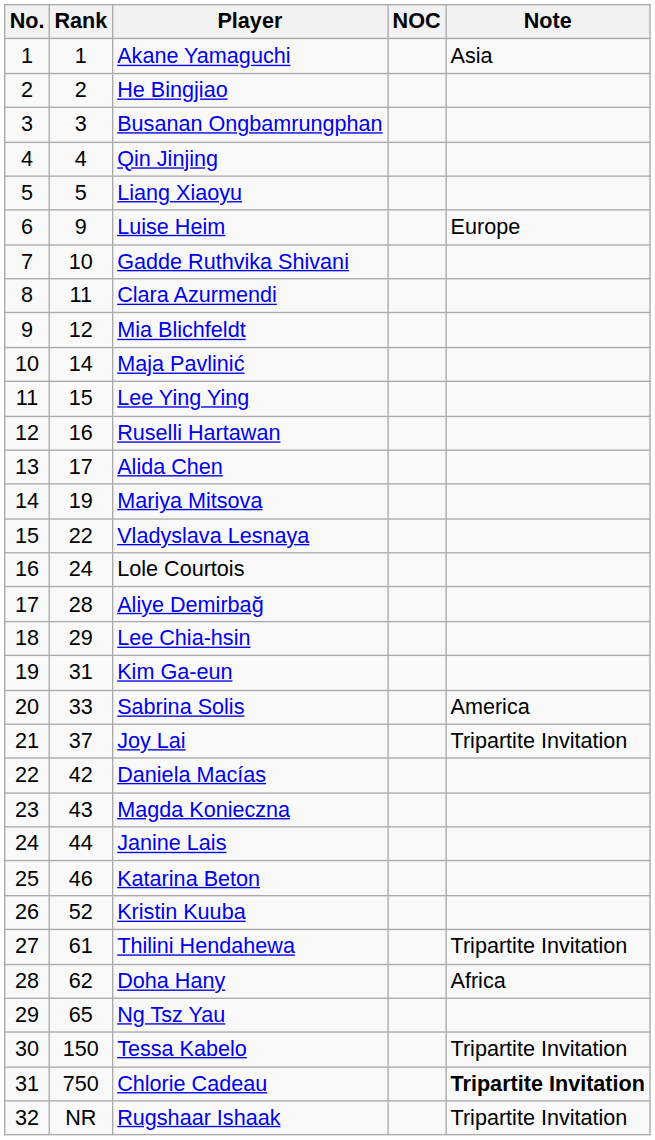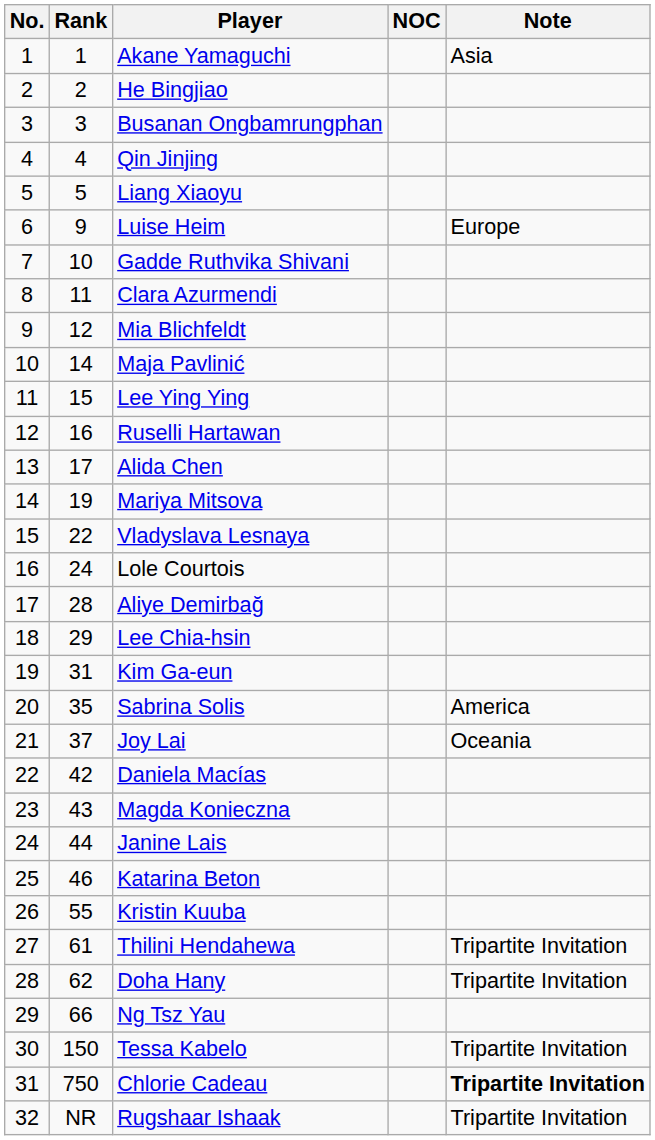(81, 706) 33 -> (81, 706) 35
(539, 741) Tripartite Invitation -> (491, 741) Oceania
(81, 912) 52 -> (81, 912) 55
(478, 980) Africa -> (539, 980) Tripartite Invitation
(81, 1015) 65 -> (81, 1015) 66
